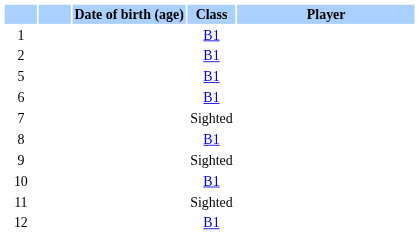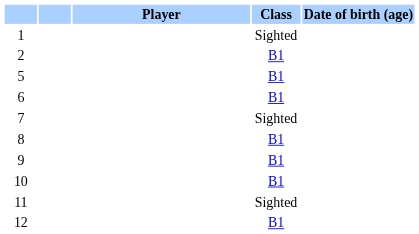columns swapped: (326, 14) <-> (129, 14)
(211, 35) B1 -> (276, 35) Sighted
(211, 160) Sighted -> (276, 160) B1
